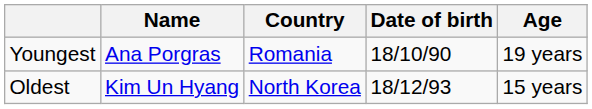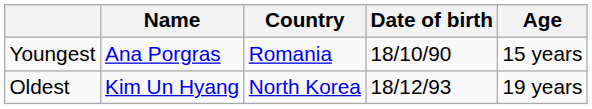(542, 53) 19 years -> (542, 53) 15 years
(542, 86) 15 years -> (542, 86) 19 years
